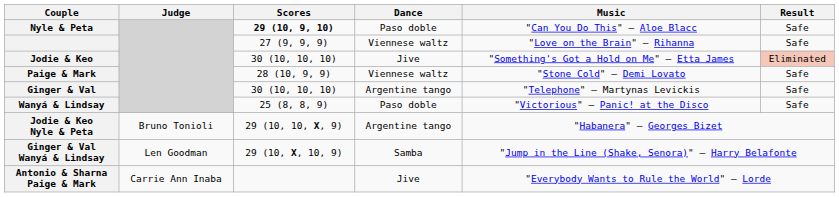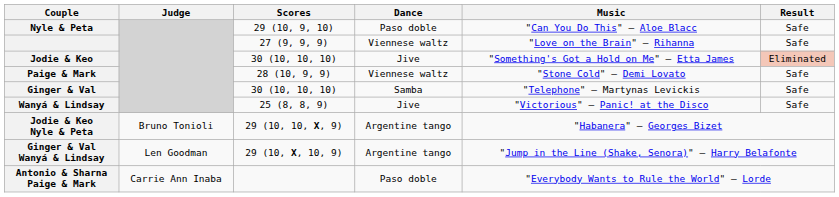(294, 28) bold -> (294, 28) normal
(408, 89) Argentine tango -> (408, 89) Samba
(408, 105) Paso doble -> (408, 105) Jive
(408, 152) Samba -> (408, 152) Argentine tango
(408, 179) Jive -> (408, 179) Paso doble
